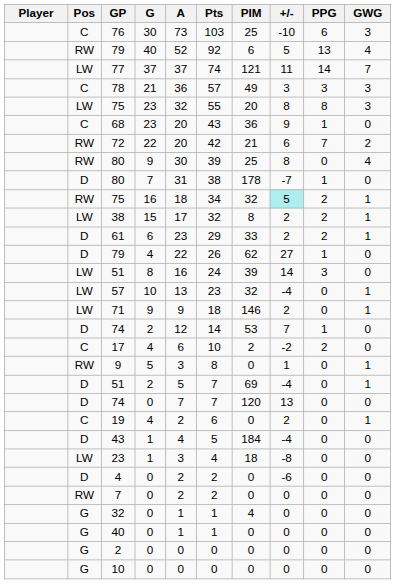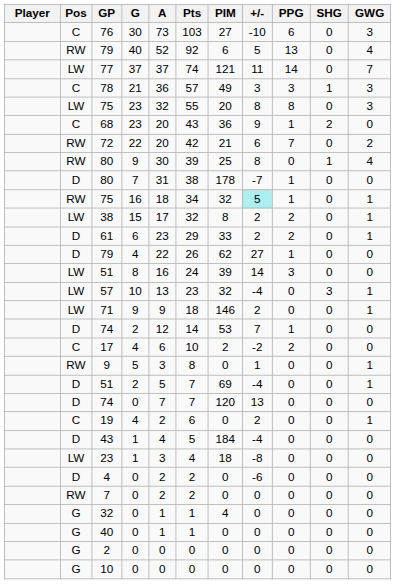+ column: (329, 13)
(251, 32) 25 -> (225, 32) 27
(324, 198) 2 -> (291, 198) 1
